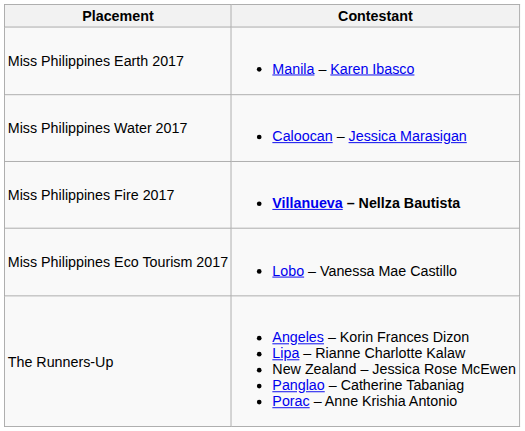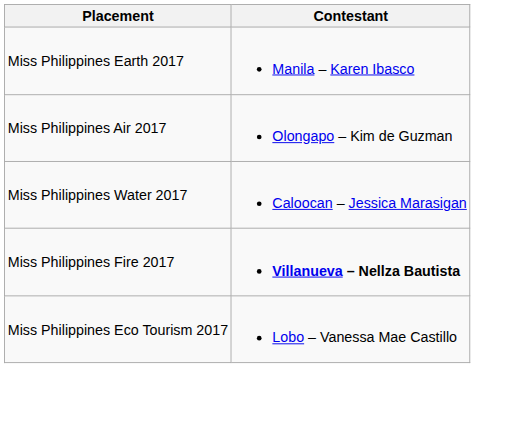+ row: (87, 128)
- row: (61, 361)
